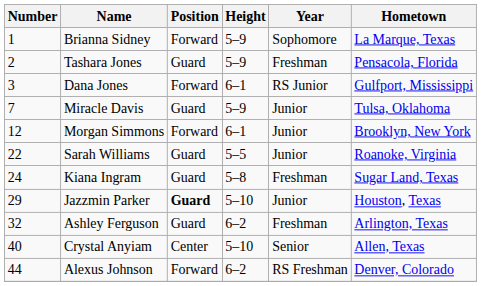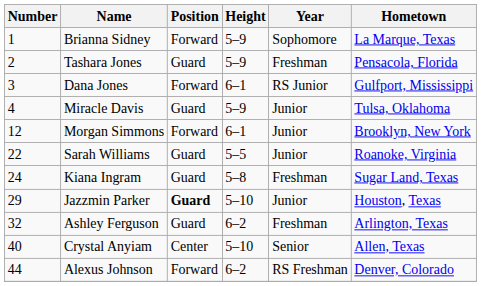(11, 108) 7 -> (11, 108) 4
